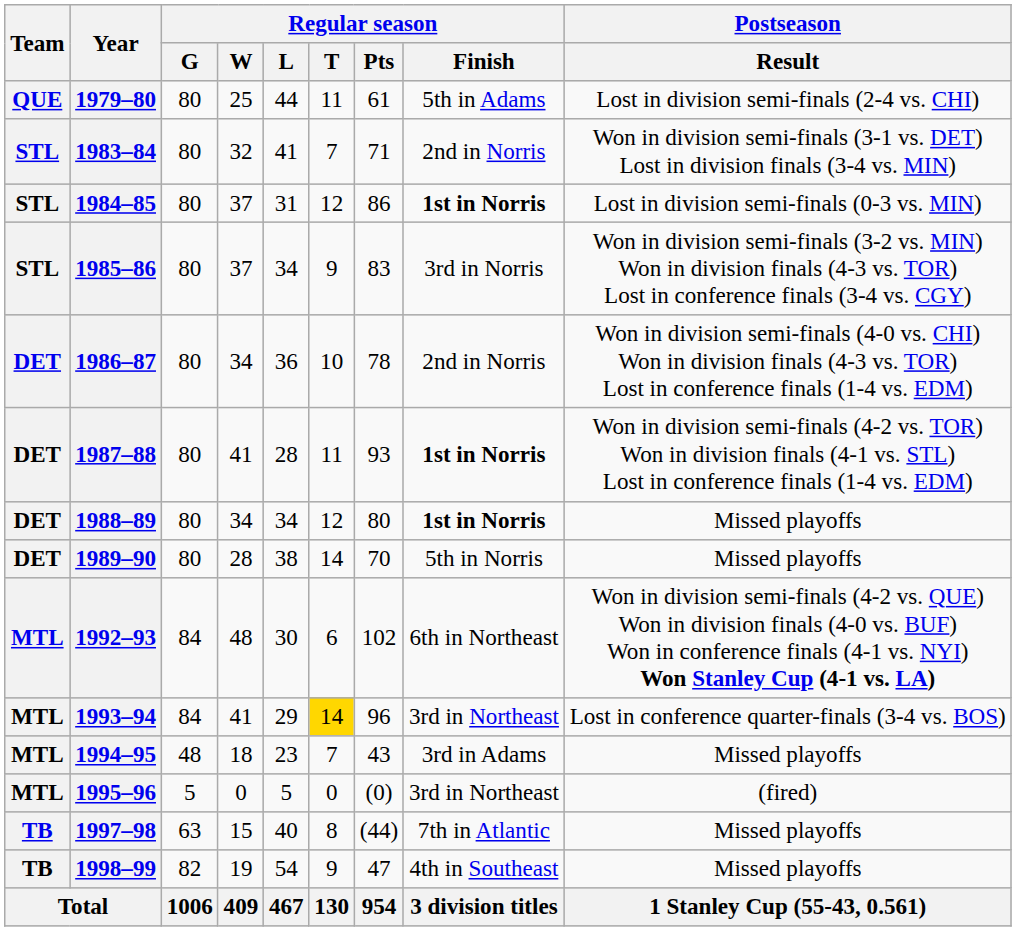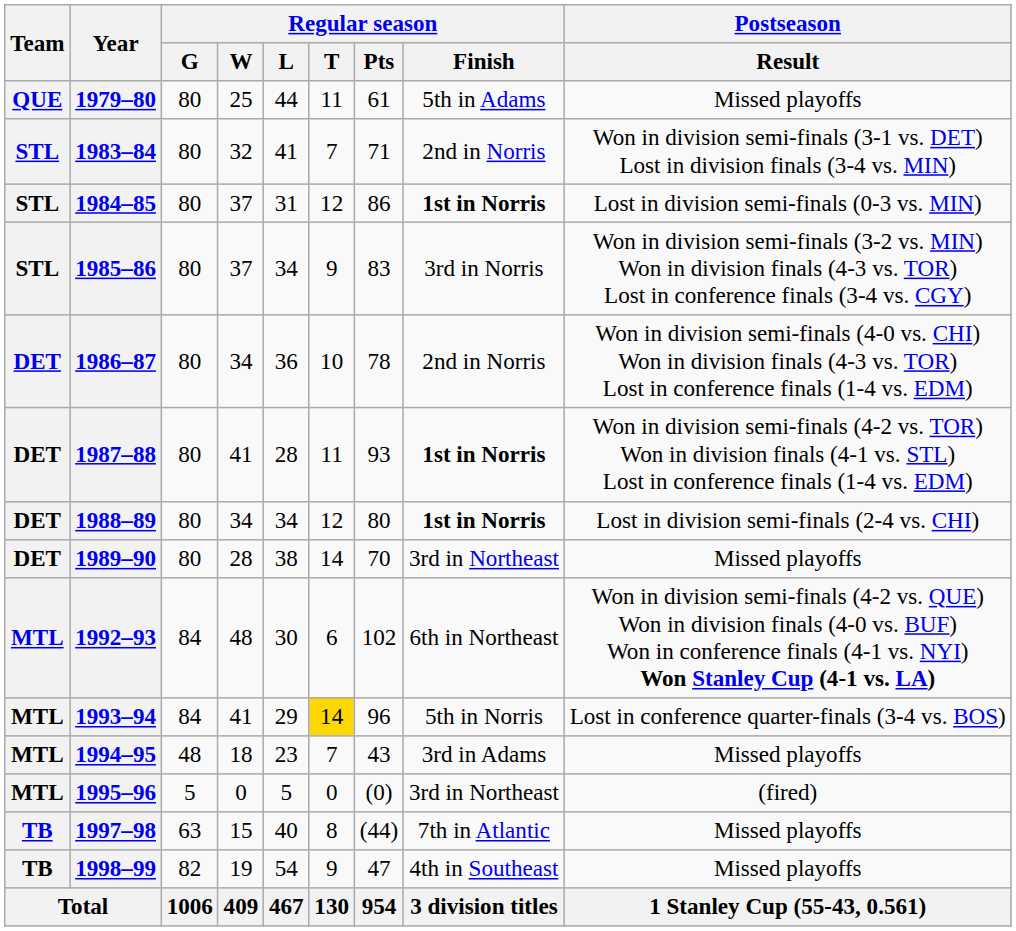(788, 99) Lost in division semi-finals (2-4 vs. CHI) -> (788, 99) Missed playoffs
(788, 520) Missed playoffs -> (788, 520) Lost in division semi-finals (2-4 vs. CHI)
(484, 558) 5th in Norris -> (484, 558) 3rd in Northeast
(484, 716) 3rd in Northeast -> (484, 716) 5th in Norris
